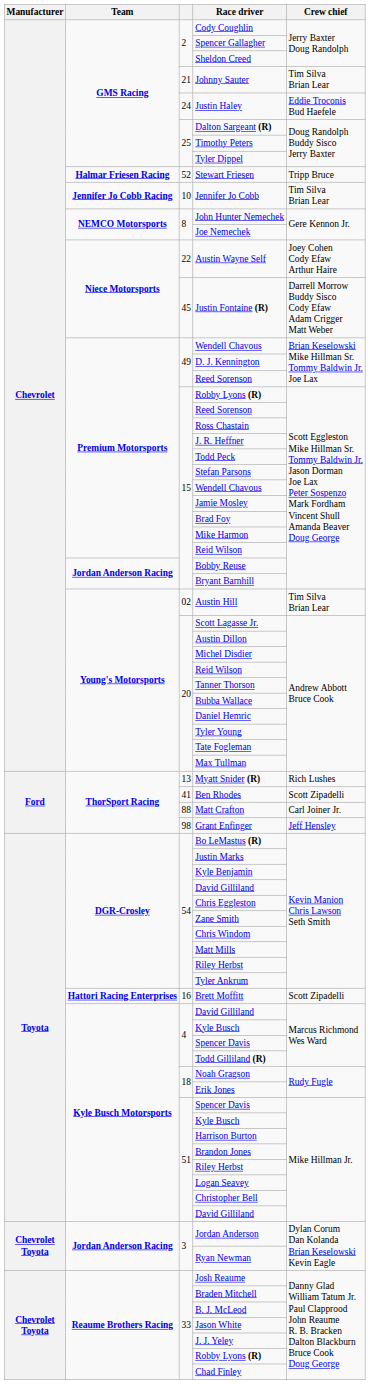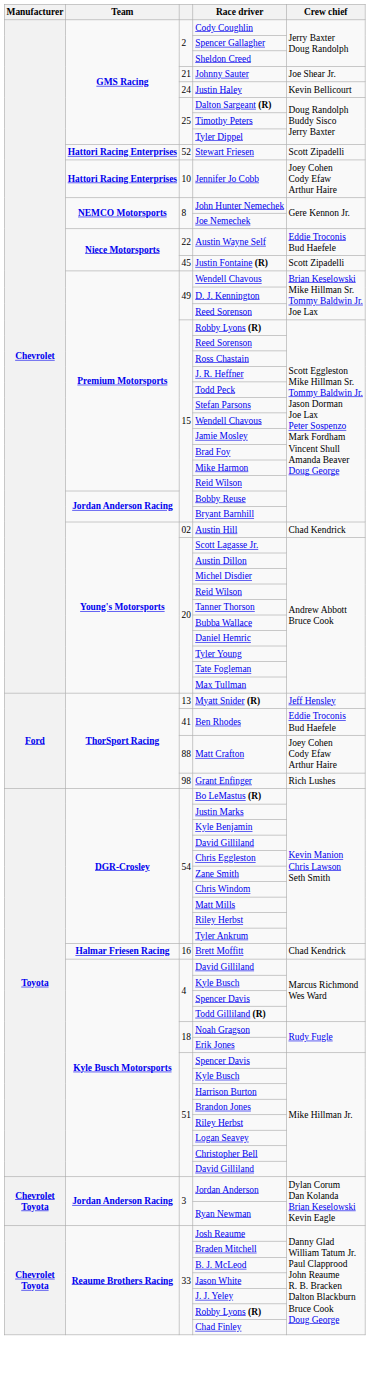(309, 80) Tim Silva Brian Lear -> (312, 74) Joe Shear Jr.
(317, 106) Eddie Troconis Bud Haefele -> (320, 90) Kevin Bellicourt
(122, 174) Halmar Friesen Racing -> (122, 152) Hattori Racing Enterprises
(311, 174) Tripp Bruce -> (316, 152) Scott Zipadelli
(122, 195) Jennifer Jo Cobb Racing -> (122, 179) Hattori Racing Enterprises
(309, 195) Tim Silva Brian Lear -> (313, 179) Joey Cohen Cody Efaw Arthur Haire
(313, 259) Joey Cohen Cody Efaw Arthur Haire -> (317, 242) Eddie Troconis Bud Haefele
(318, 308) Darrell Morrow Buddy Sisco Cody Efaw Adam Crigger Matt Weber -> (316, 263) Scott Zipadelli
(309, 602) Tim Silva Brian Lear -> (317, 530) Chad Kendrick
(312, 779) Rich Lushes -> (312, 700) Jeff Hensley
(316, 794) Scott Zipadelli -> (317, 722) Eddie Troconis Bud Haefele
(315, 810) Carl Joiner Jr. -> (313, 754) Joey Cohen Cody Efaw Arthur Haire
(312, 825) Jeff Hensley -> (312, 781) Rich Lushes
(122, 996) Hattori Racing Enterprises -> (122, 951) Halmar Friesen Racing
(316, 996) Scott Zipadelli -> (317, 951) Chad Kendrick
